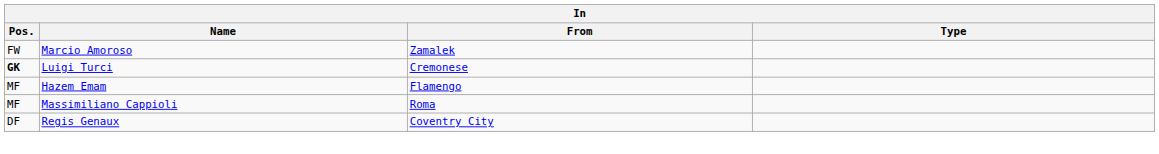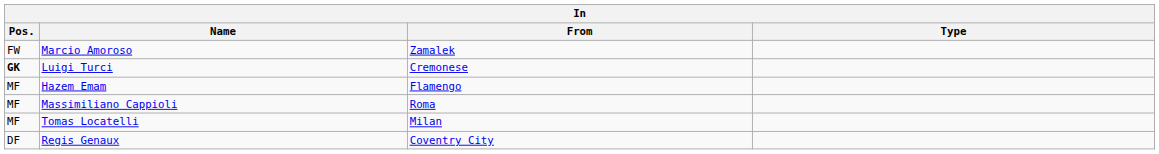+ row: (90, 122)
